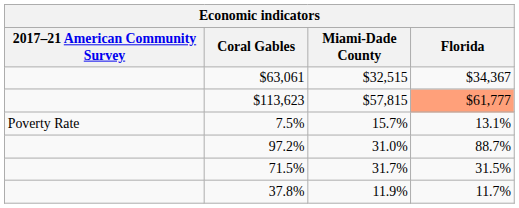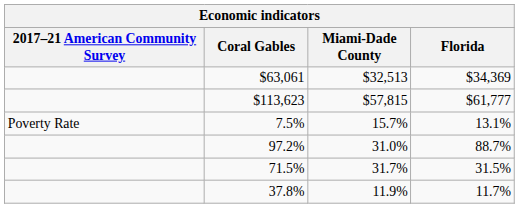(385, 78) $32,515 -> (385, 78) $32,513
(489, 78) $34,367 -> (489, 78) $34,369
(489, 101) lightsalmon background -> (489, 101) no background
